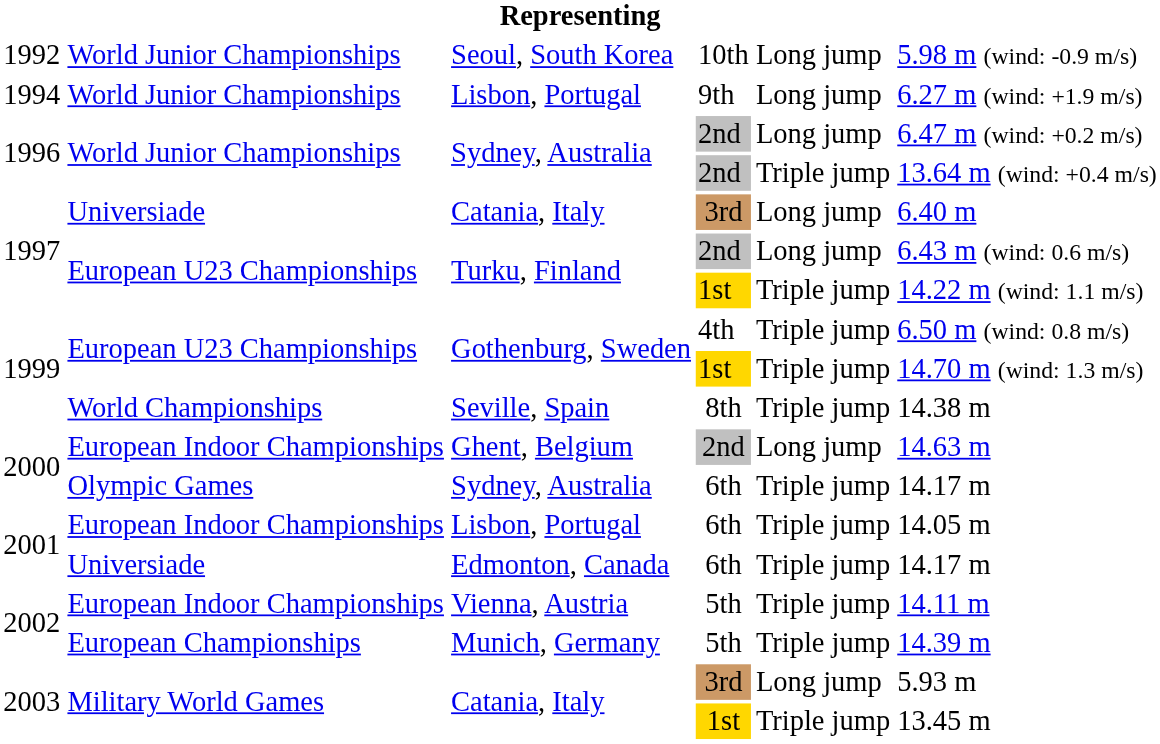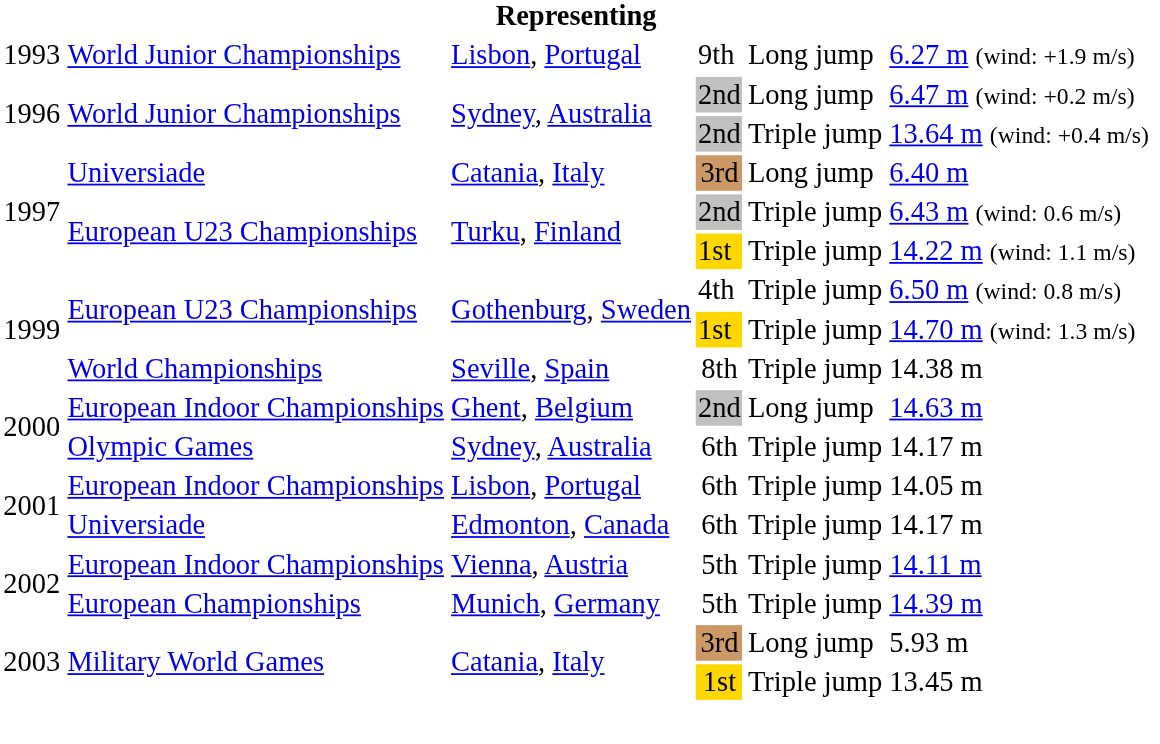- row: (562, 55)
(32, 94) 1994 -> (32, 55) 1993
(819, 250) Long jump -> (815, 211) Triple jump
